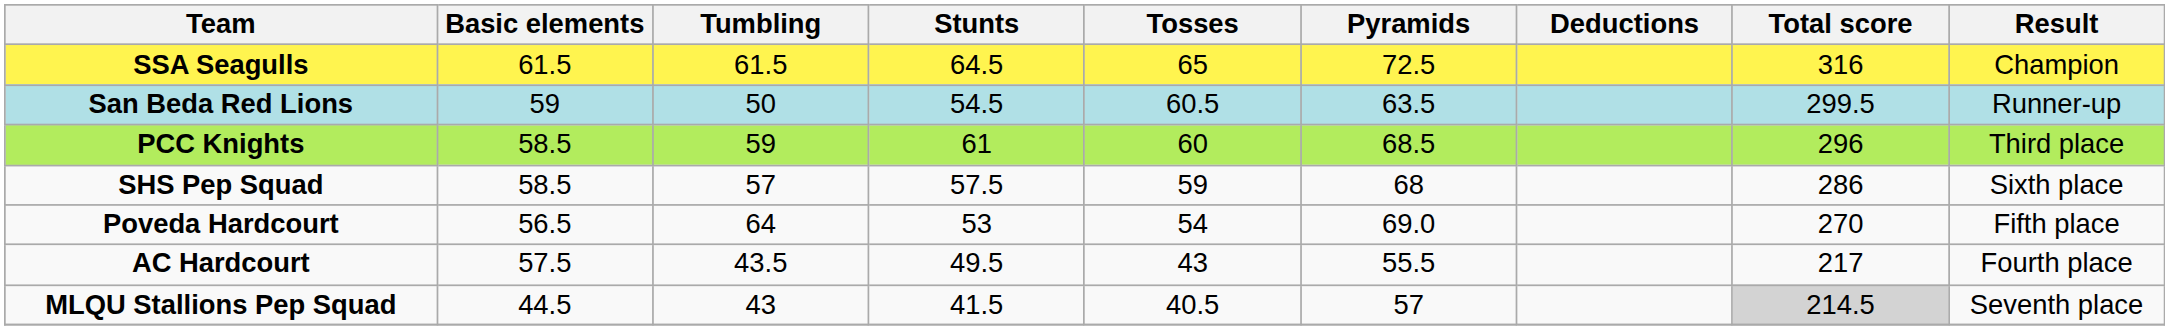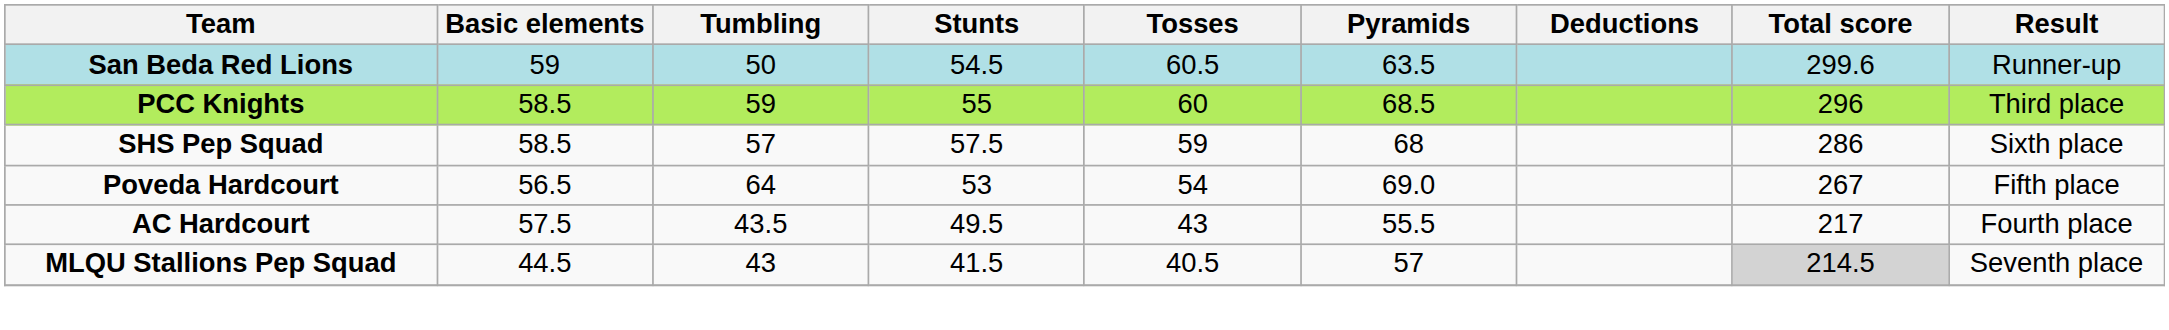- row: (221, 64)
(1841, 104) 299.5 -> (1841, 64) 299.6
(977, 144) 61 -> (977, 104) 55
(1841, 224) 270 -> (1841, 184) 267
